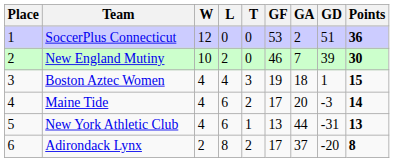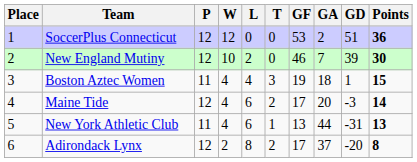+ column: (206, 15)
